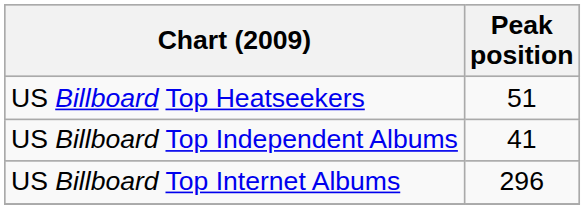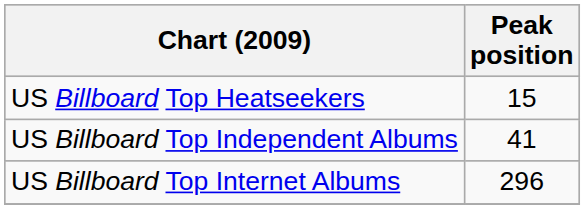(522, 97) 51 -> (522, 97) 15
